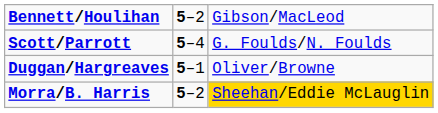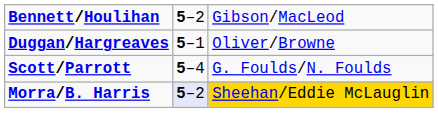rows swapped: (89, 69) <-> (70, 43)
(191, 94) no background -> (191, 94) lavender background
